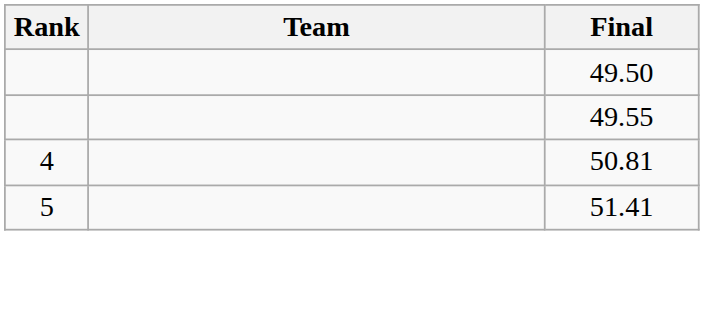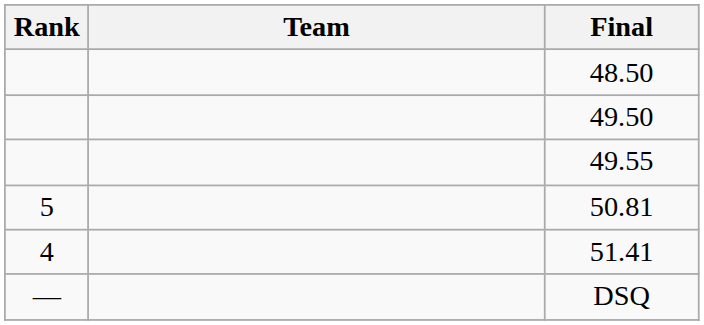+ row: (622, 71)
(47, 161) 4 -> (47, 206) 5
(47, 206) 5 -> (47, 251) 4
+ row: (622, 296)
